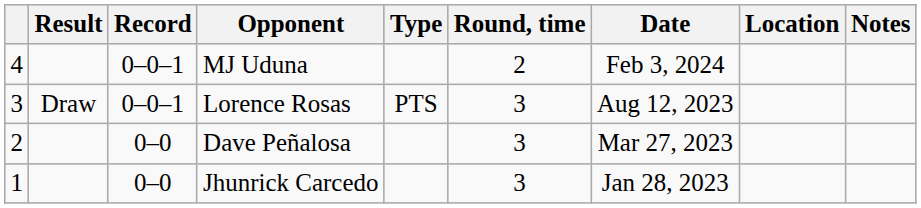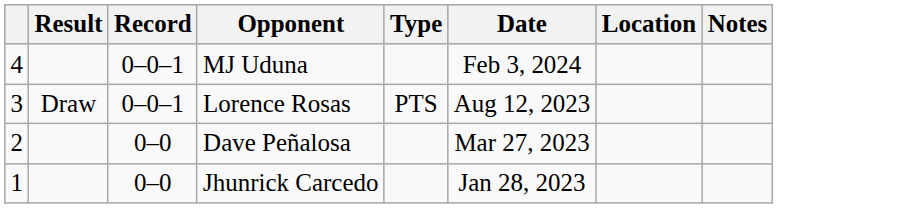- column: (520, 24)
